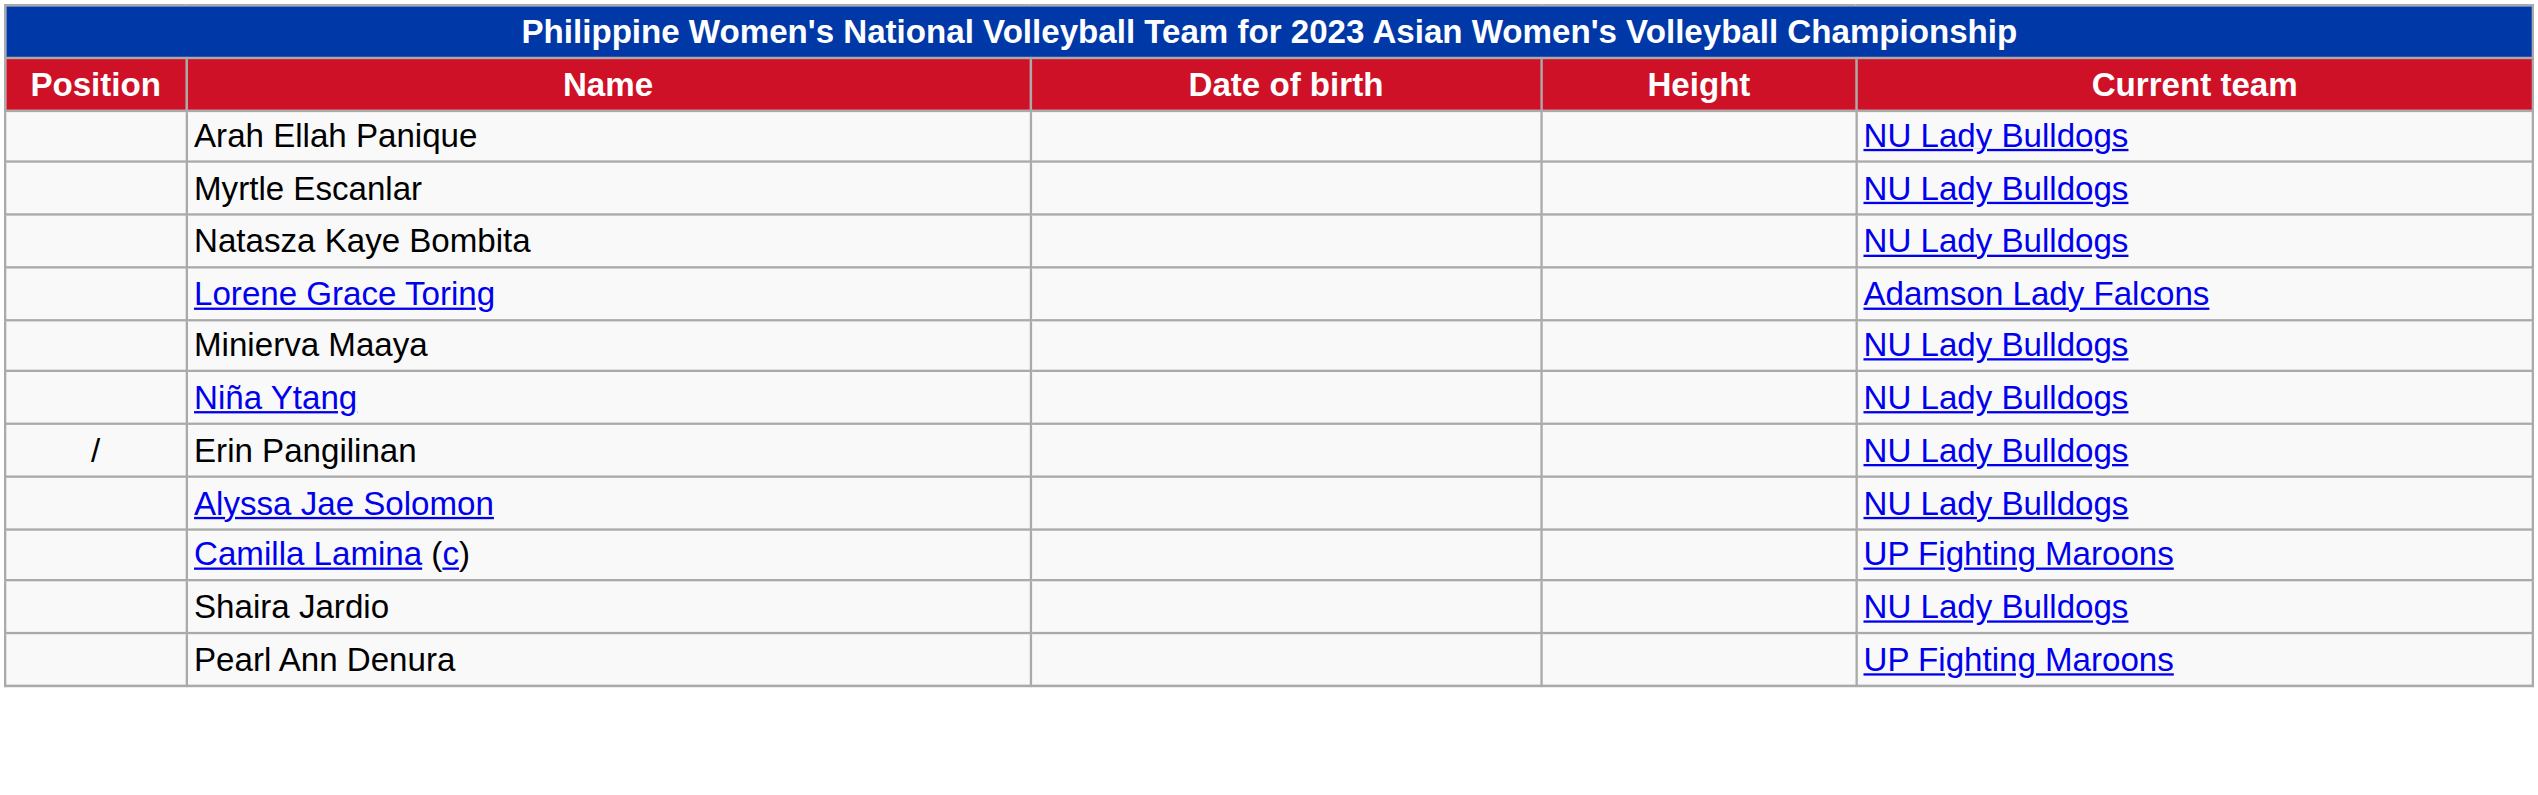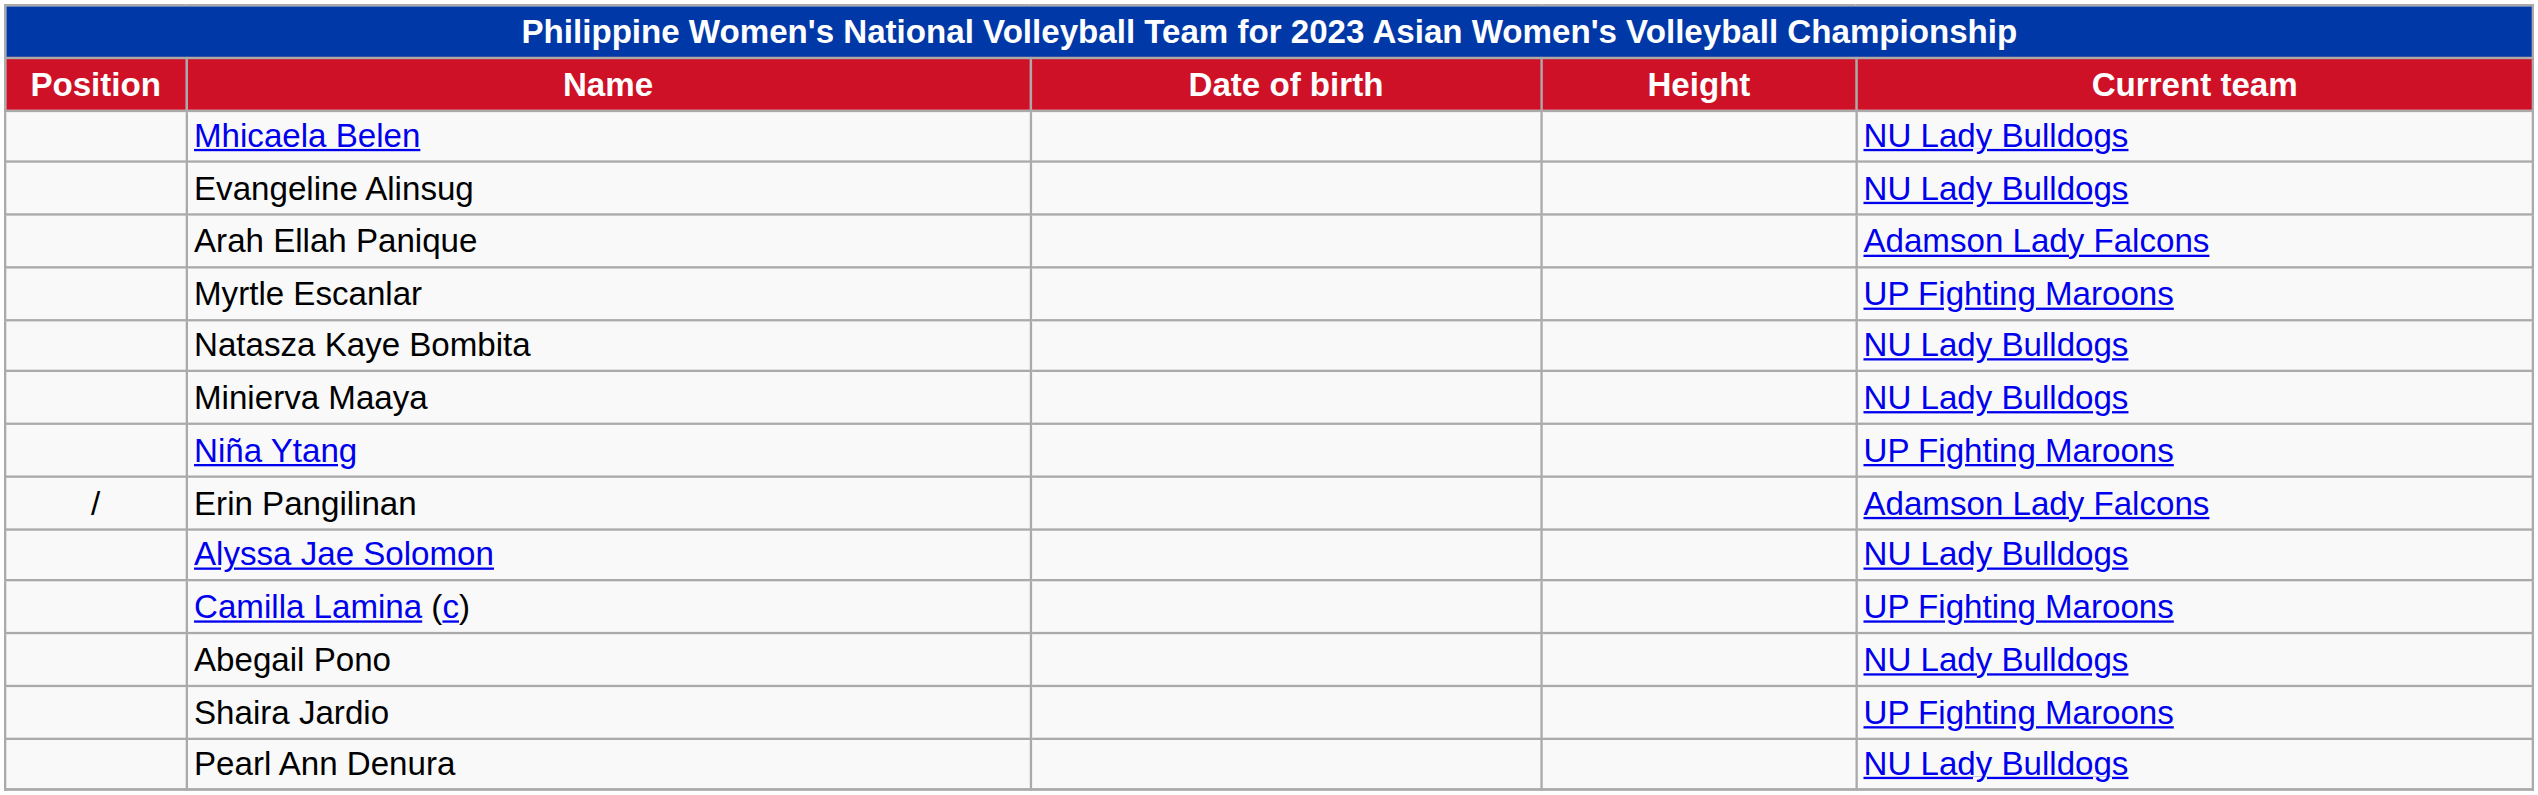+ row: (307, 136)
+ row: (334, 189)
(1996, 136) NU Lady Bulldogs -> (2036, 241) Adamson Lady Falcons
(1996, 189) NU Lady Bulldogs -> (2019, 293) UP Fighting Maroons
- row: (345, 293)
(1996, 398) NU Lady Bulldogs -> (2019, 450) UP Fighting Maroons
(1996, 450) NU Lady Bulldogs -> (2036, 503) Adamson Lady Falcons
+ row: (293, 660)
(1996, 607) NU Lady Bulldogs -> (2019, 712) UP Fighting Maroons
(2019, 660) UP Fighting Maroons -> (1996, 764) NU Lady Bulldogs
